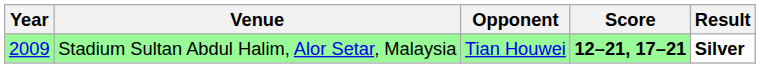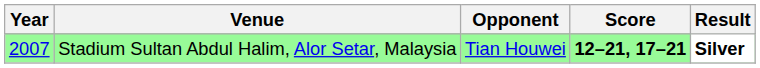(29, 48) 2009 -> (29, 48) 2007
